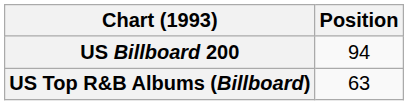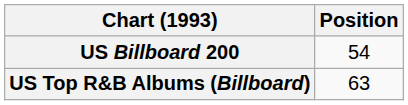(359, 52) 94 -> (359, 52) 54
